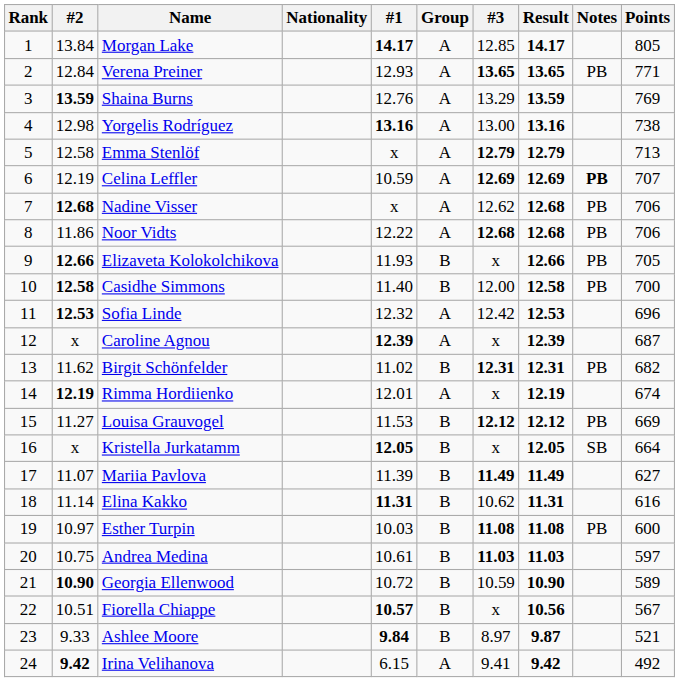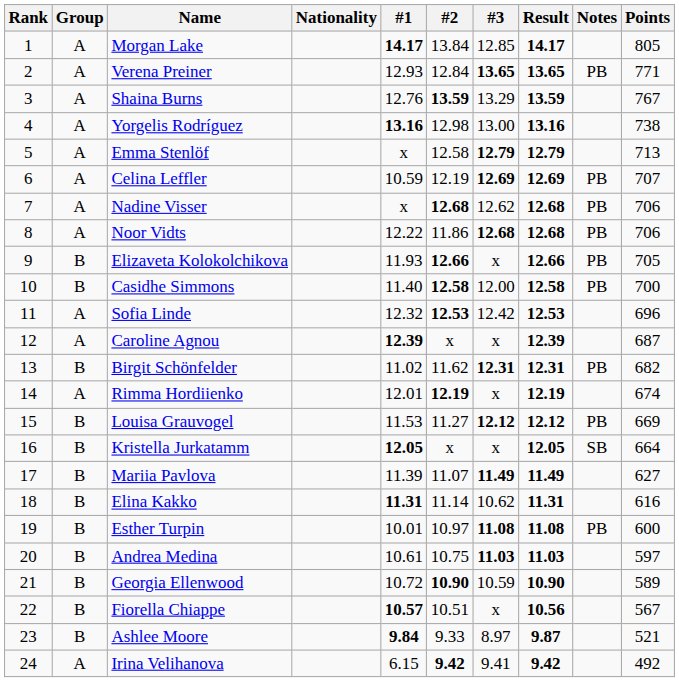columns swapped: (445, 17) <-> (75, 17)
(648, 98) 769 -> (648, 98) 767
(597, 179) bold -> (597, 179) normal
(394, 529) 10.03 -> (404, 529) 10.01
